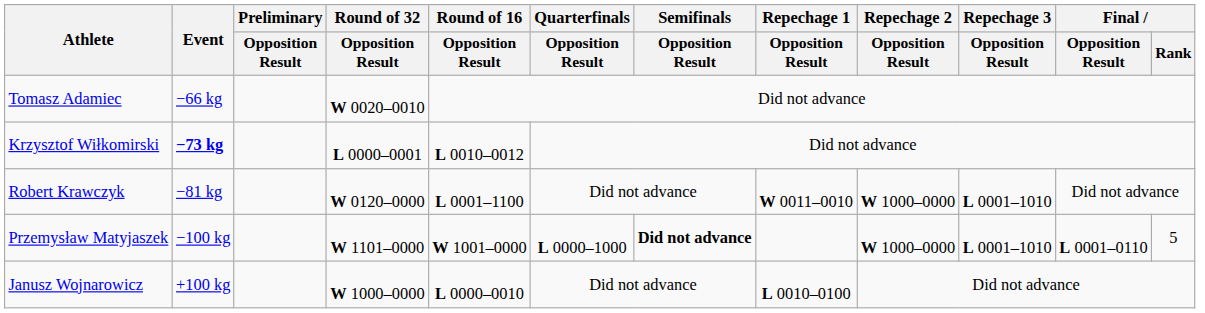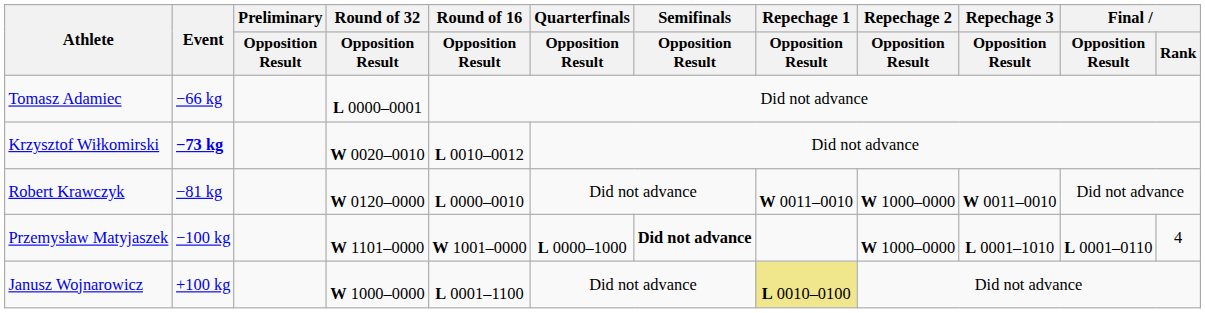(377, 108) W 0020–0010 -> (377, 108) L 0000–0001
(377, 155) L 0000–0001 -> (377, 155) W 0020–0010
(479, 201) L 0001–1100 -> (479, 201) L 0000–0010
(1007, 201) L 0001–1010 -> (1010, 201) W 0011–0010
(1173, 238) 5 -> (1178, 238) 4
(479, 294) L 0000–0010 -> (479, 294) L 0001–1100
(806, 294) no background -> (806, 294) khaki background
